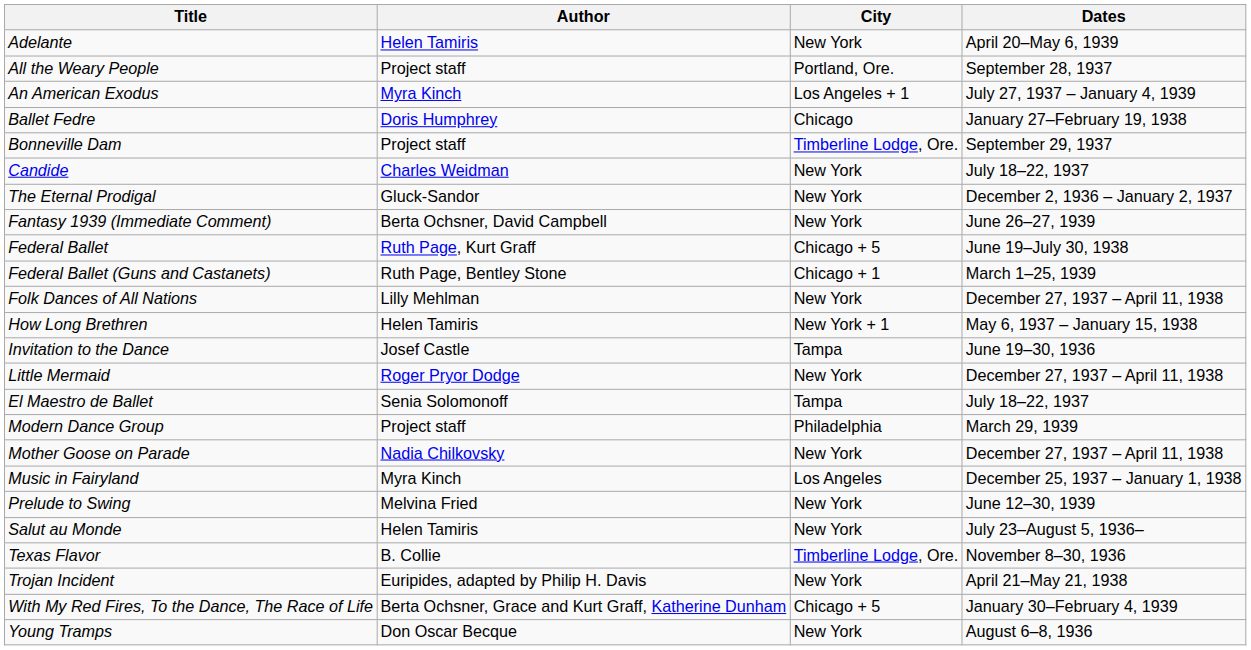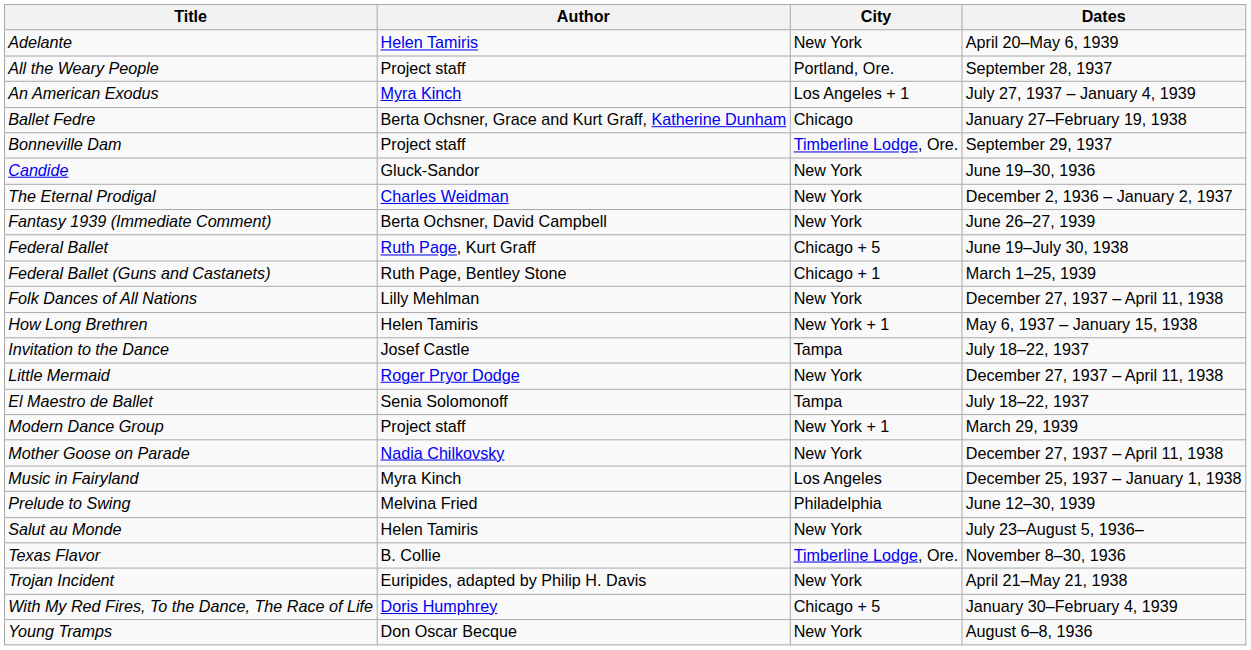(439, 119) Doris Humphrey -> (583, 119) Berta Ochsner, Grace and Kurt Graff, Katherine Dunham
(445, 171) Charles Weidman -> (430, 171) Gluck-Sandor
(1027, 171) July 18–22, 1937 -> (1030, 171) June 19–30, 1936
(430, 196) Gluck-Sandor -> (445, 196) Charles Weidman
(1030, 350) June 19–30, 1936 -> (1027, 350) July 18–22, 1937
(838, 427) Philadelphia -> (842, 427) New York + 1
(828, 504) New York -> (838, 504) Philadelphia
(583, 606) Berta Ochsner, Grace and Kurt Graff, Katherine Dunham -> (439, 606) Doris Humphrey
